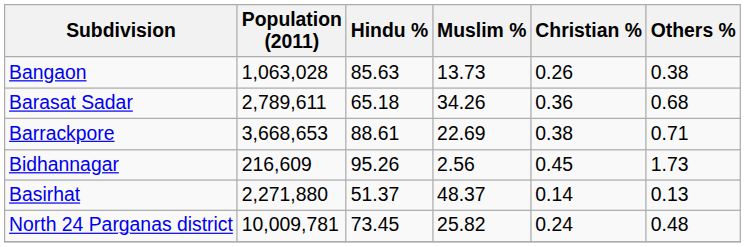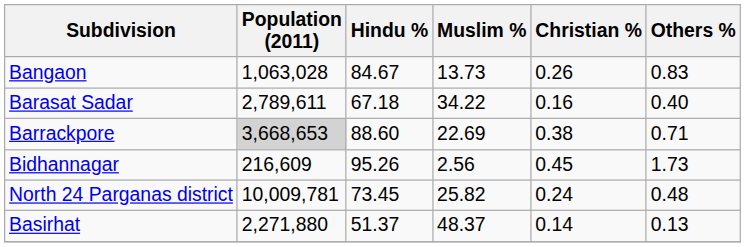(375, 72) 85.63 -> (375, 72) 84.67
(670, 72) 0.38 -> (670, 72) 0.83
(375, 103) 65.18 -> (375, 103) 67.18
(461, 103) 34.26 -> (461, 103) 34.22
(554, 103) 0.36 -> (554, 103) 0.16
(670, 103) 0.68 -> (670, 103) 0.40
(285, 133) no background -> (285, 133) lightgrey background
(375, 133) 88.61 -> (375, 133) 88.60
rows swapped: (45, 195) <-> (121, 225)
